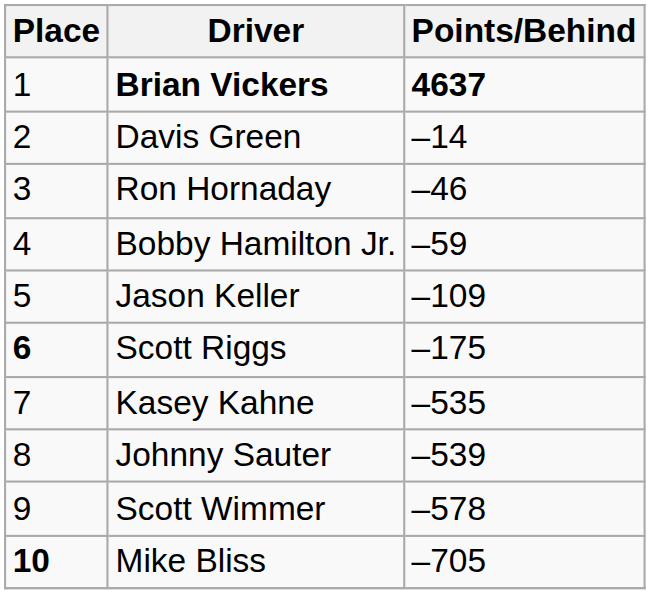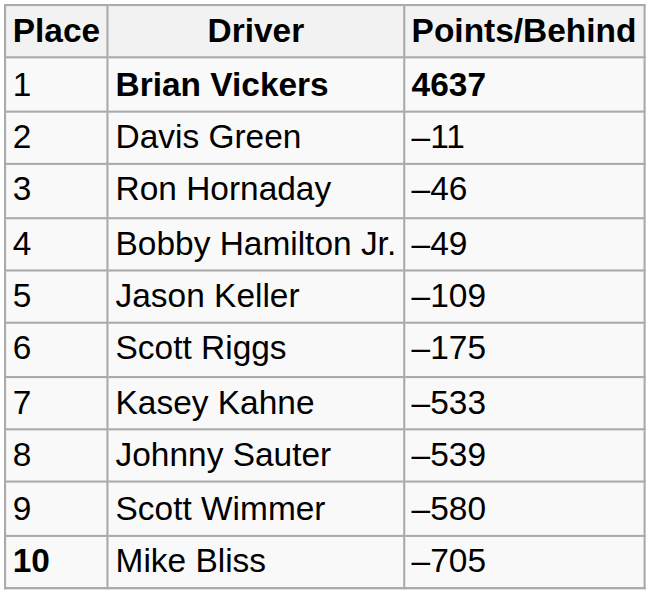(440, 137) –14 -> (438, 137) –11
(440, 243) –59 -> (440, 243) –49
(22, 349) bold -> (22, 349) normal
(449, 402) –535 -> (449, 402) –533
(449, 508) –578 -> (449, 508) –580
